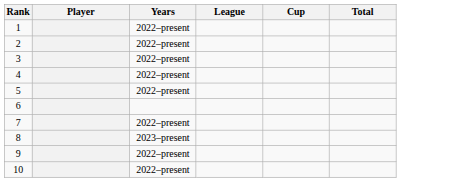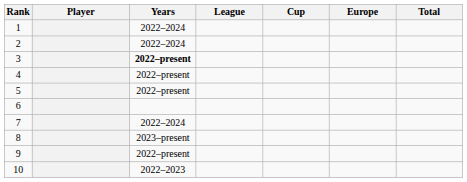+ column: (363, 12)
(163, 28) 2022–present -> (163, 28) 2022–2024
(163, 43) 2022–present -> (163, 43) 2022–2024
(163, 59) normal -> (163, 59) bold
(163, 122) 2022–present -> (163, 122) 2022–2024
(163, 169) 2022–present -> (163, 169) 2022–2023
